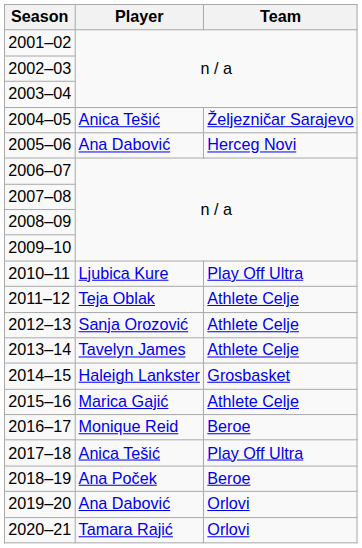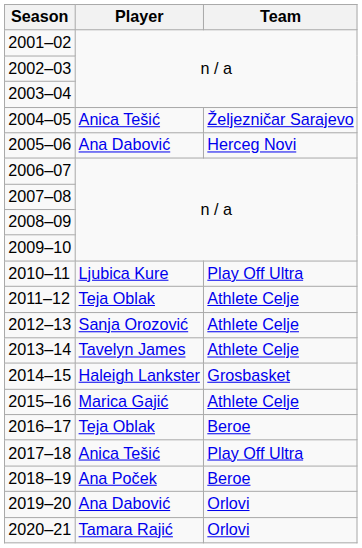(128, 427) Monique Reid -> (117, 427) Teja Oblak
